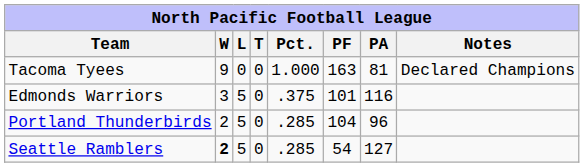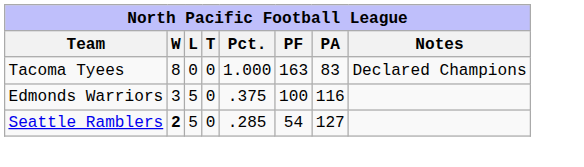(224, 70) 9 -> (176, 70) 8
(379, 70) 81 -> (330, 70) 83
(342, 97) 101 -> (294, 97) 100
- row: (110, 123)
